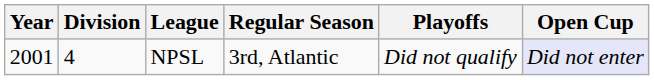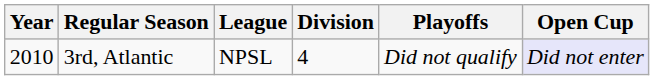columns swapped: (102, 21) <-> (301, 21)
(32, 56) 2001 -> (32, 56) 2010
